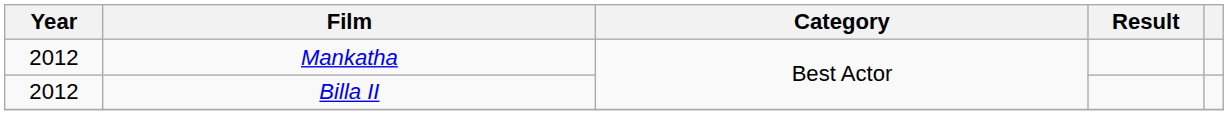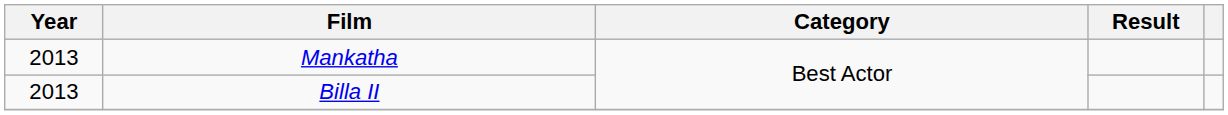(54, 57) 2012 -> (54, 57) 2013
(54, 92) 2012 -> (54, 92) 2013
